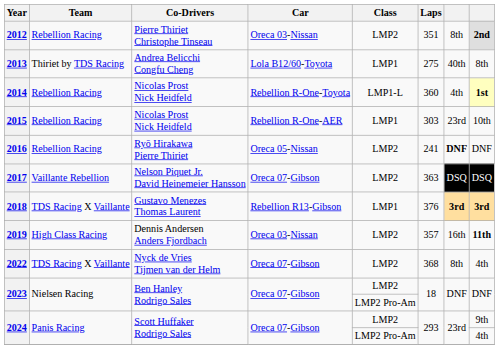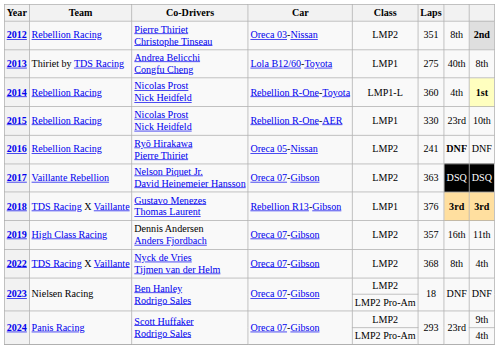(431, 121) 303 -> (431, 121) 330
(284, 235) Oreca 03-Nissan -> (285, 235) Oreca 07-Gibson
(482, 235) bold -> (482, 235) normal
